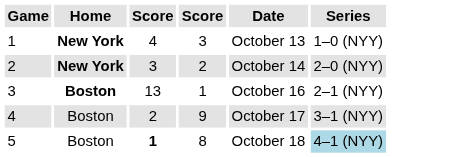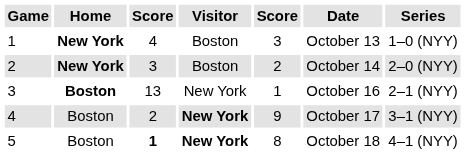+ column: (215, 15)
(348, 141) lightblue background -> (423, 141) no background
